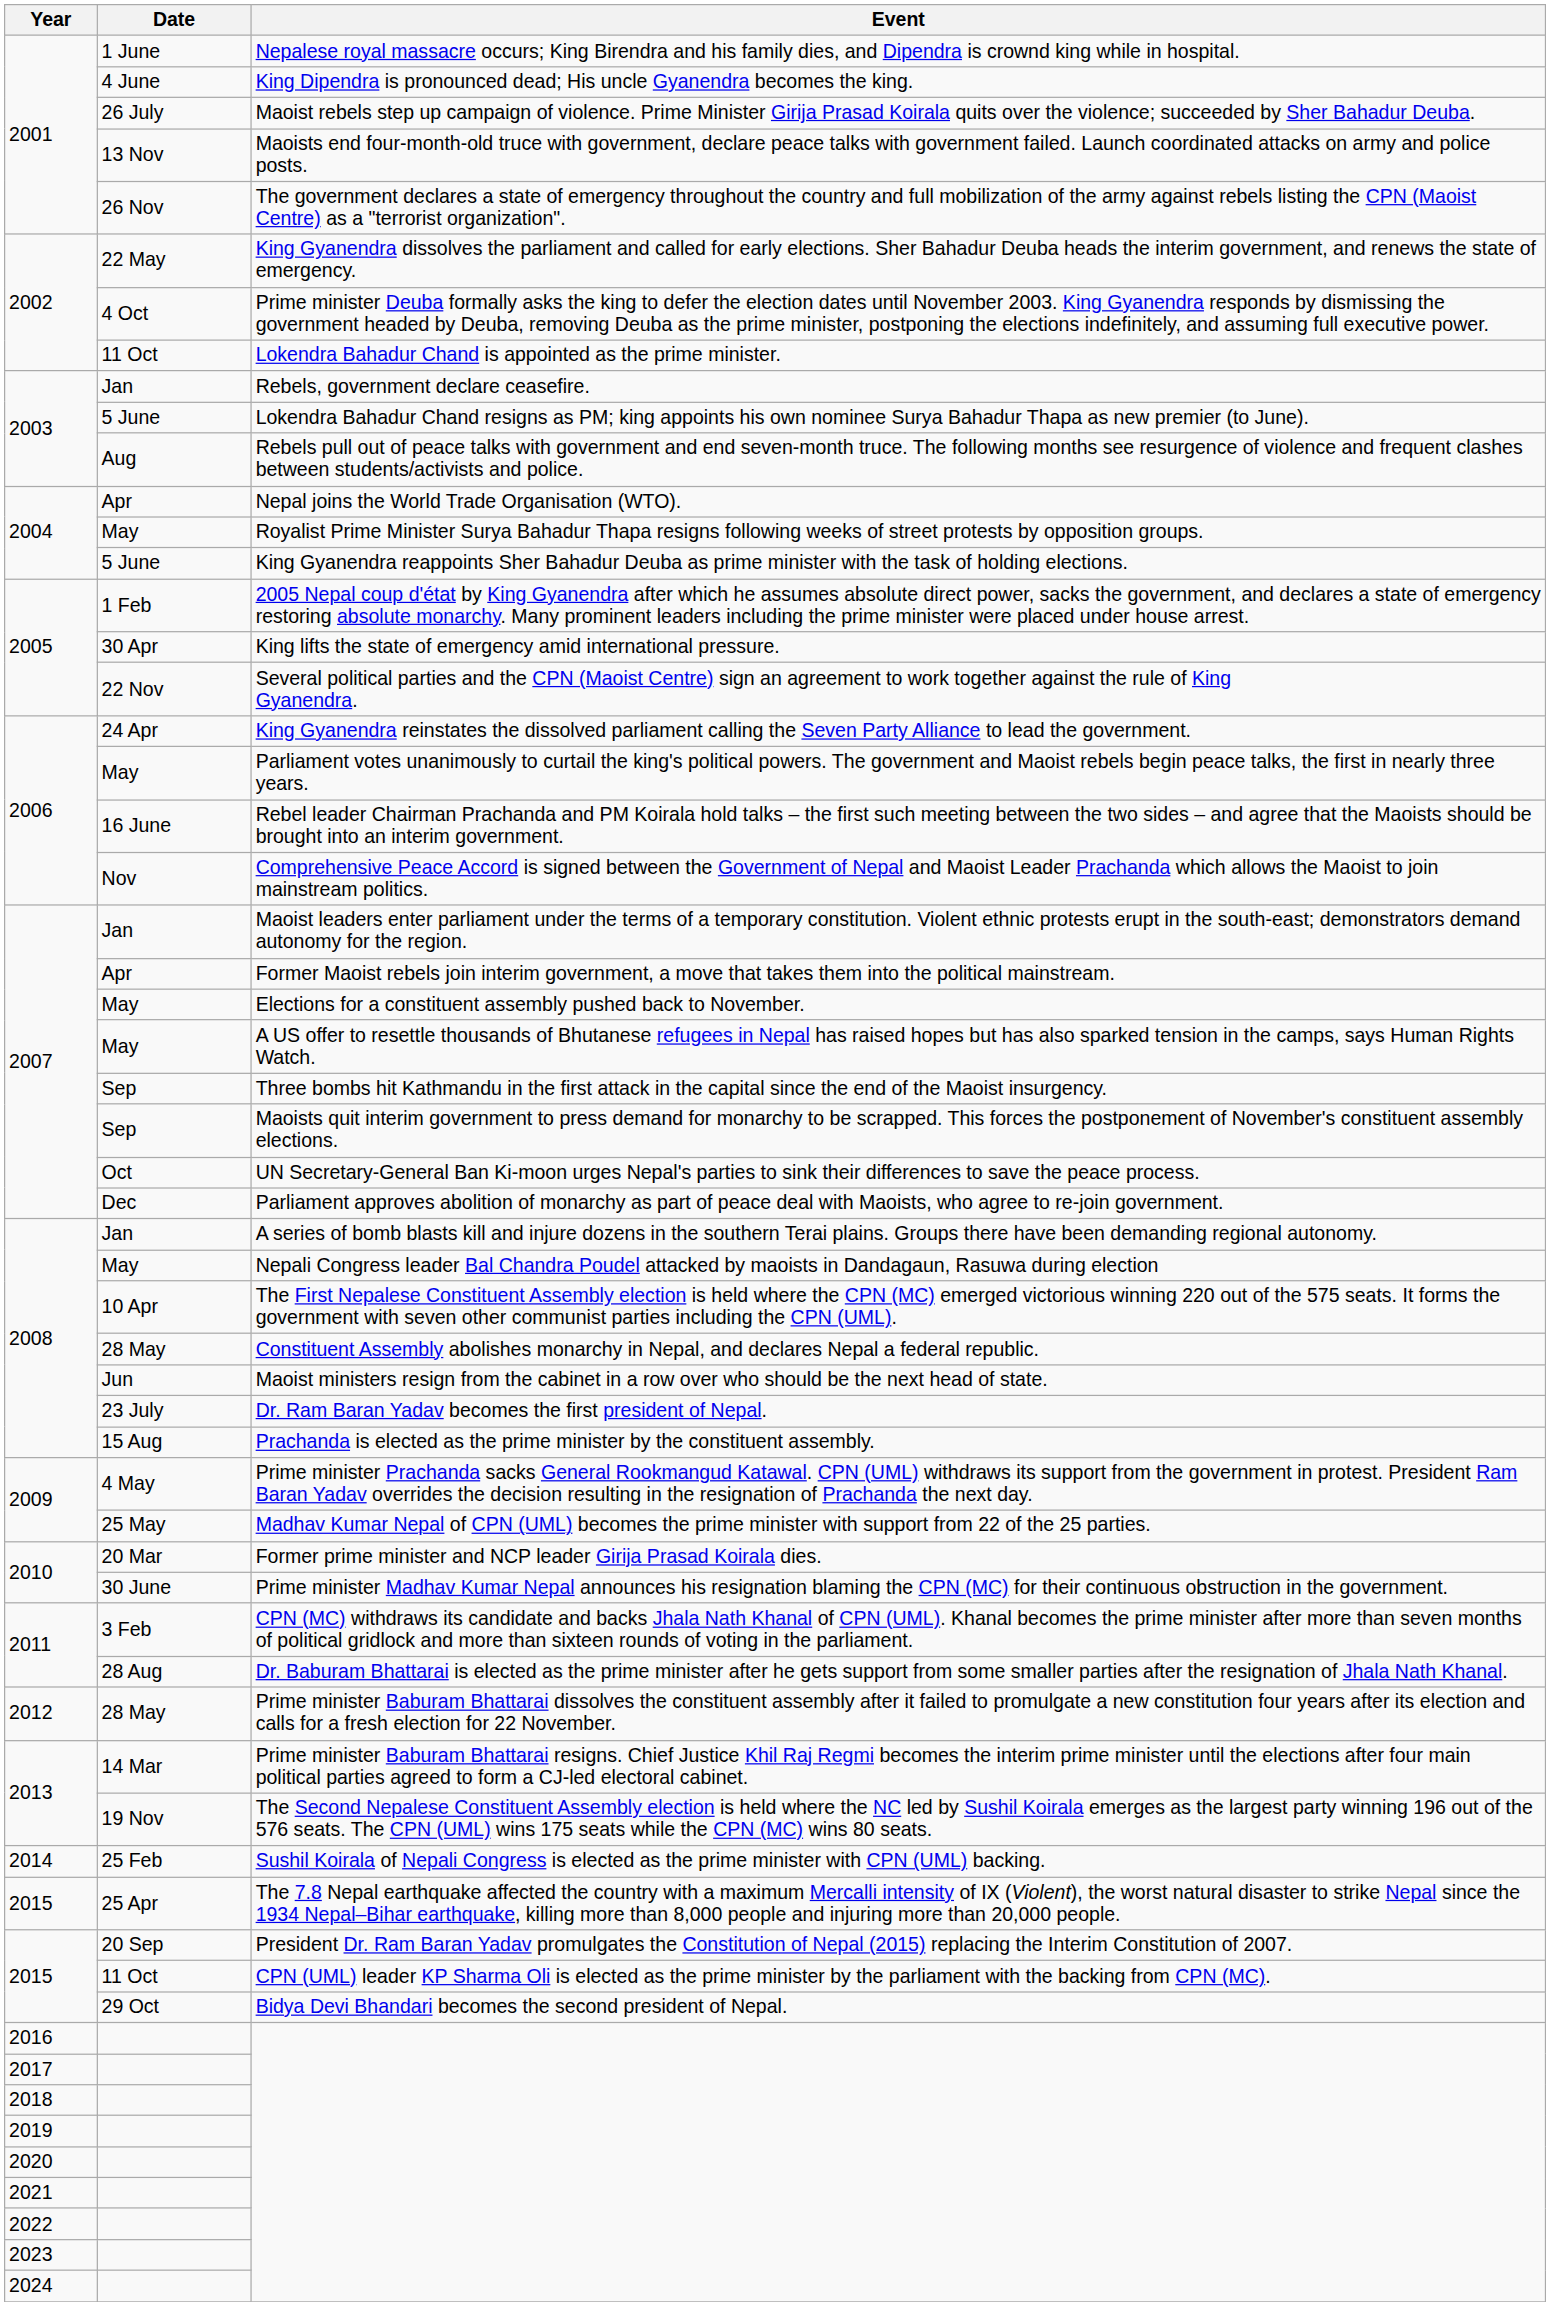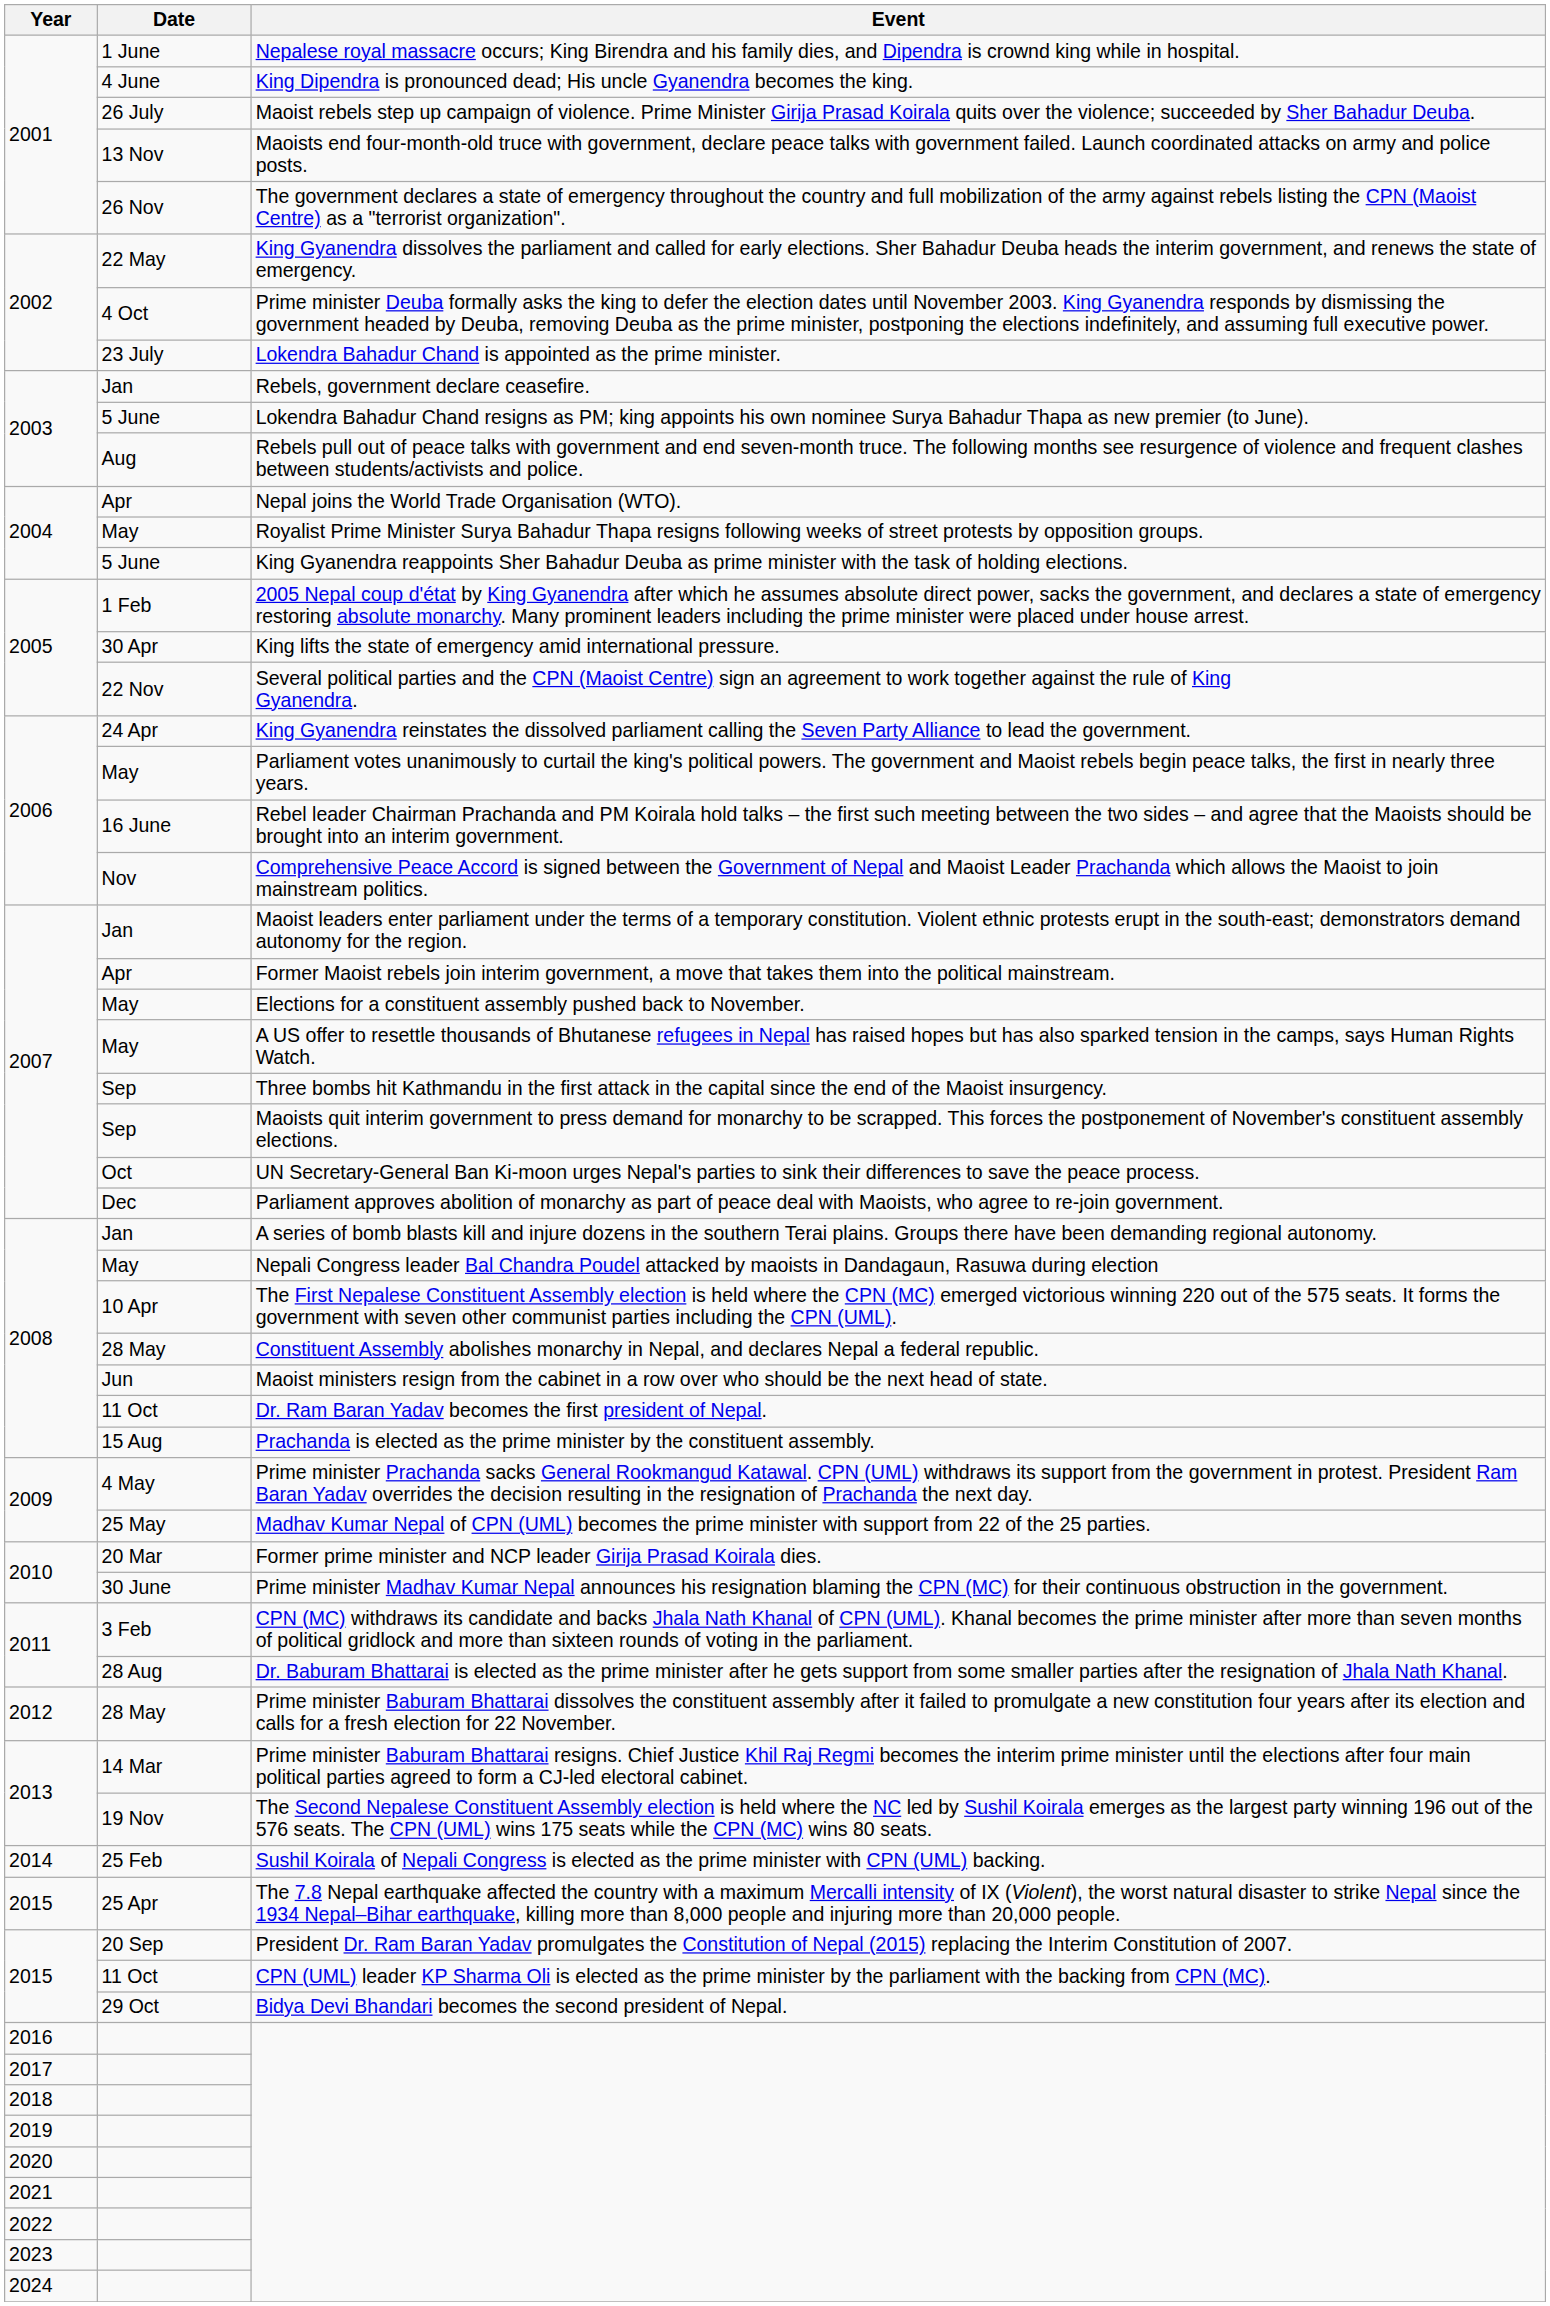(130, 355) 11 Oct -> (132, 355) 23 July
(132, 1410) 23 July -> (130, 1410) 11 Oct
